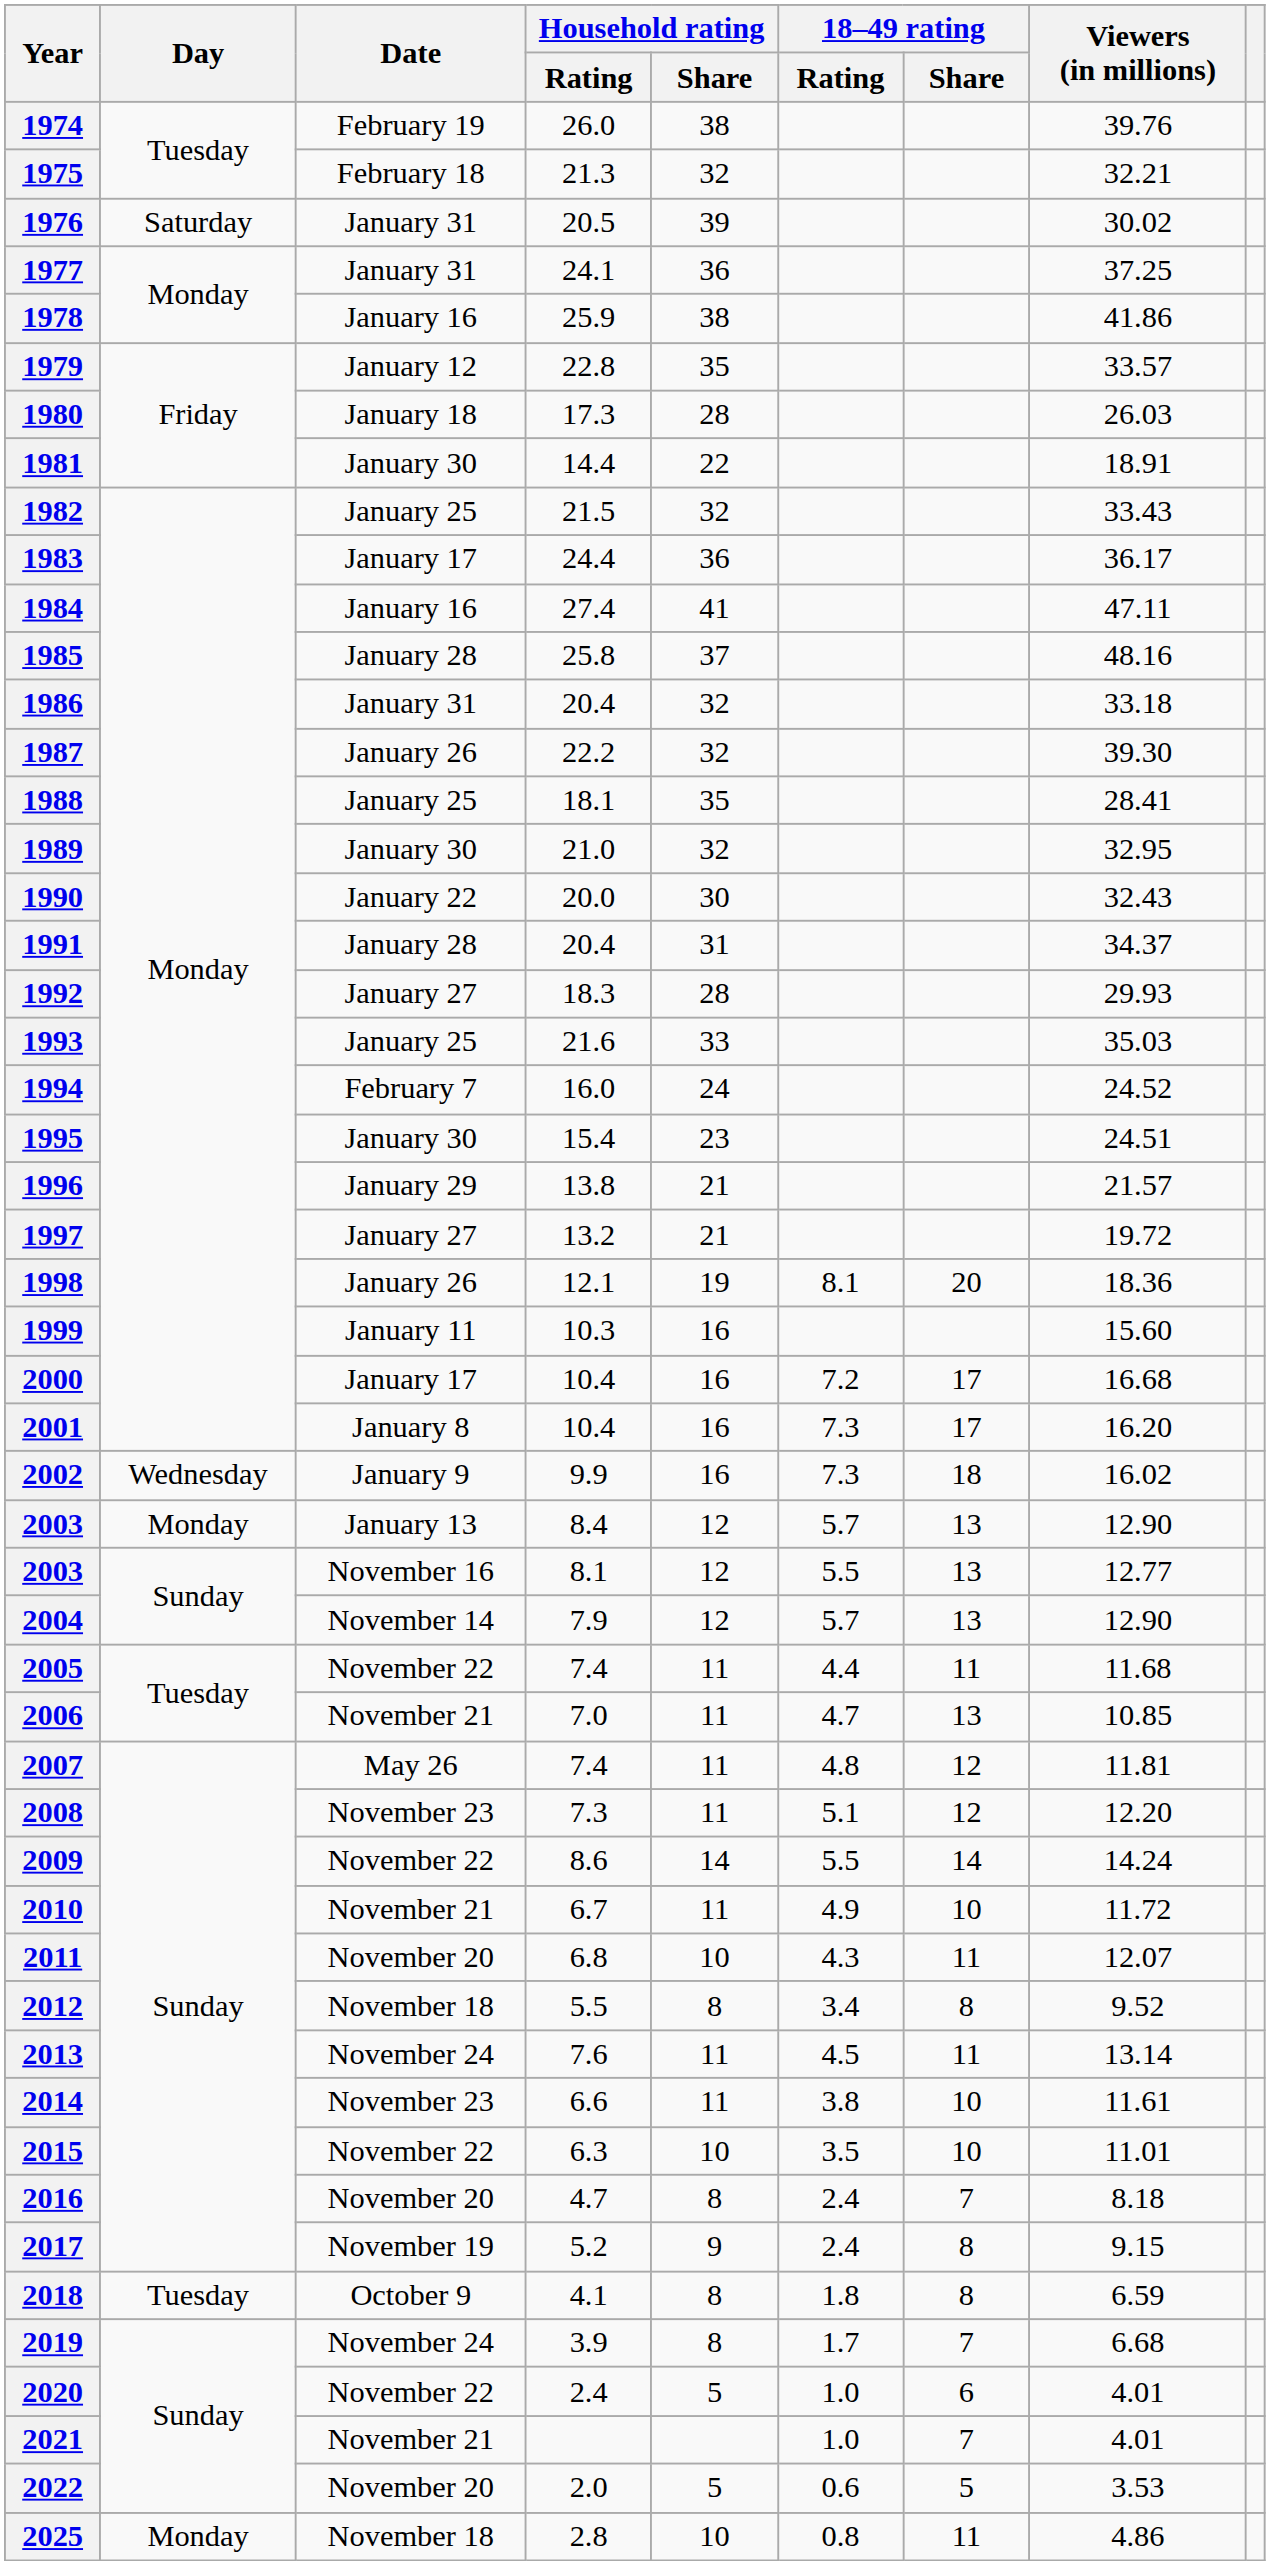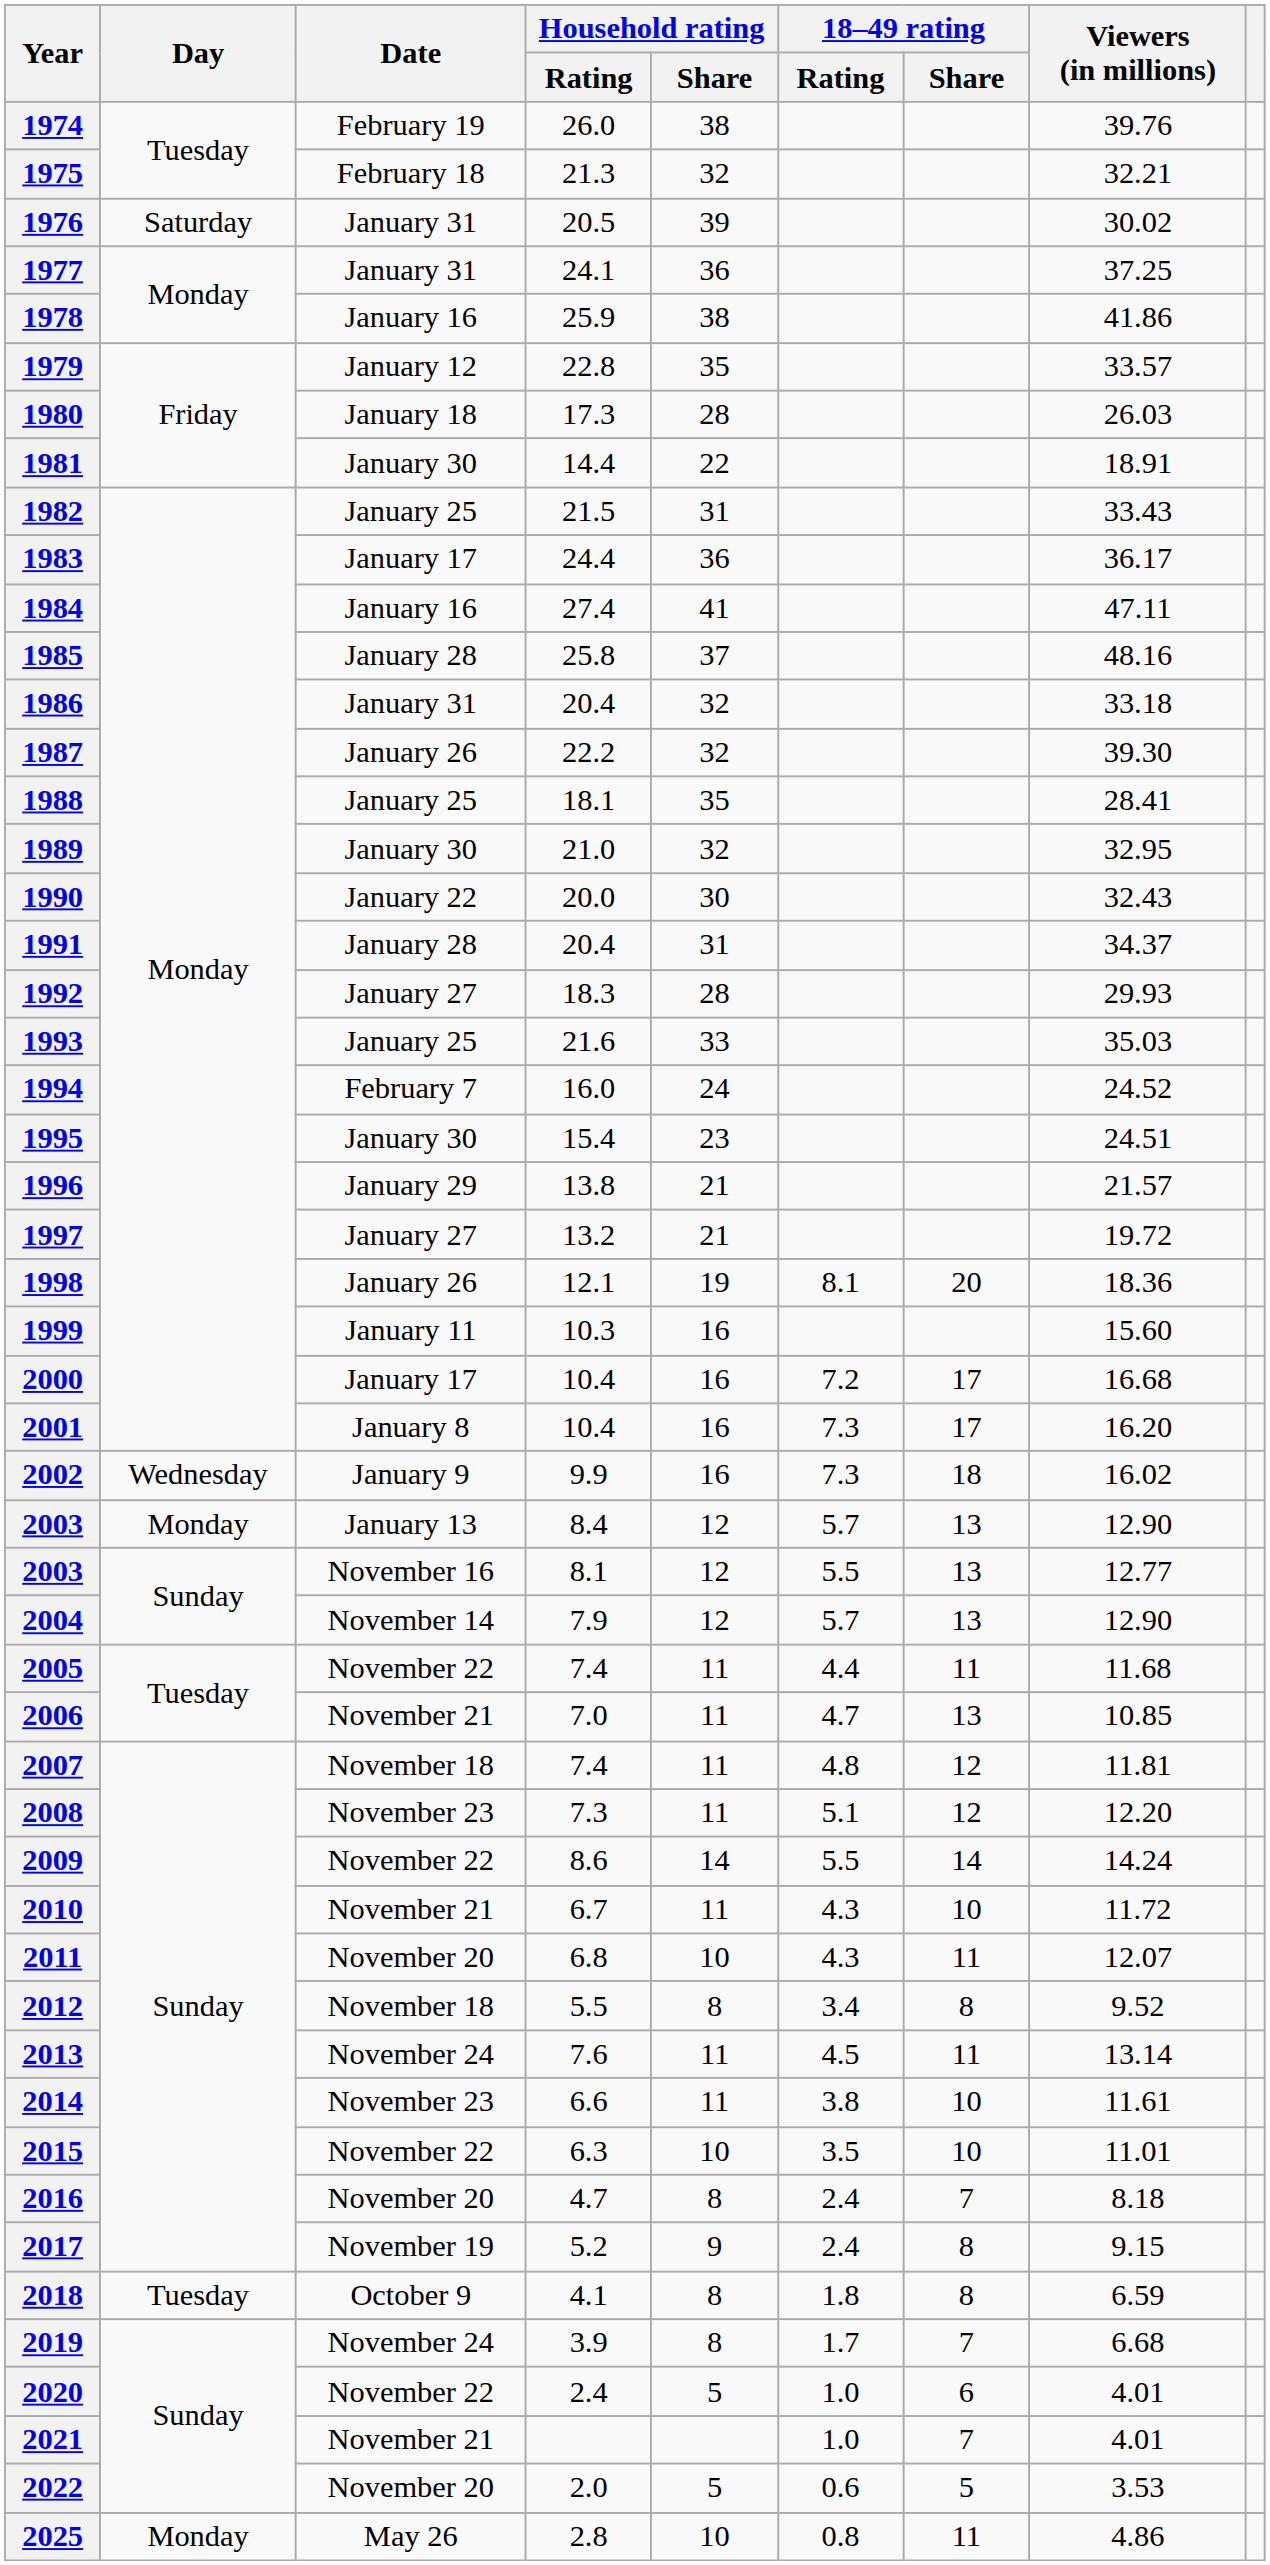(715, 510) 32 -> (715, 510) 31
(411, 1764) May 26 -> (411, 1764) November 18
(841, 1908) 4.9 -> (841, 1908) 4.3
(411, 2535) November 18 -> (411, 2535) May 26
